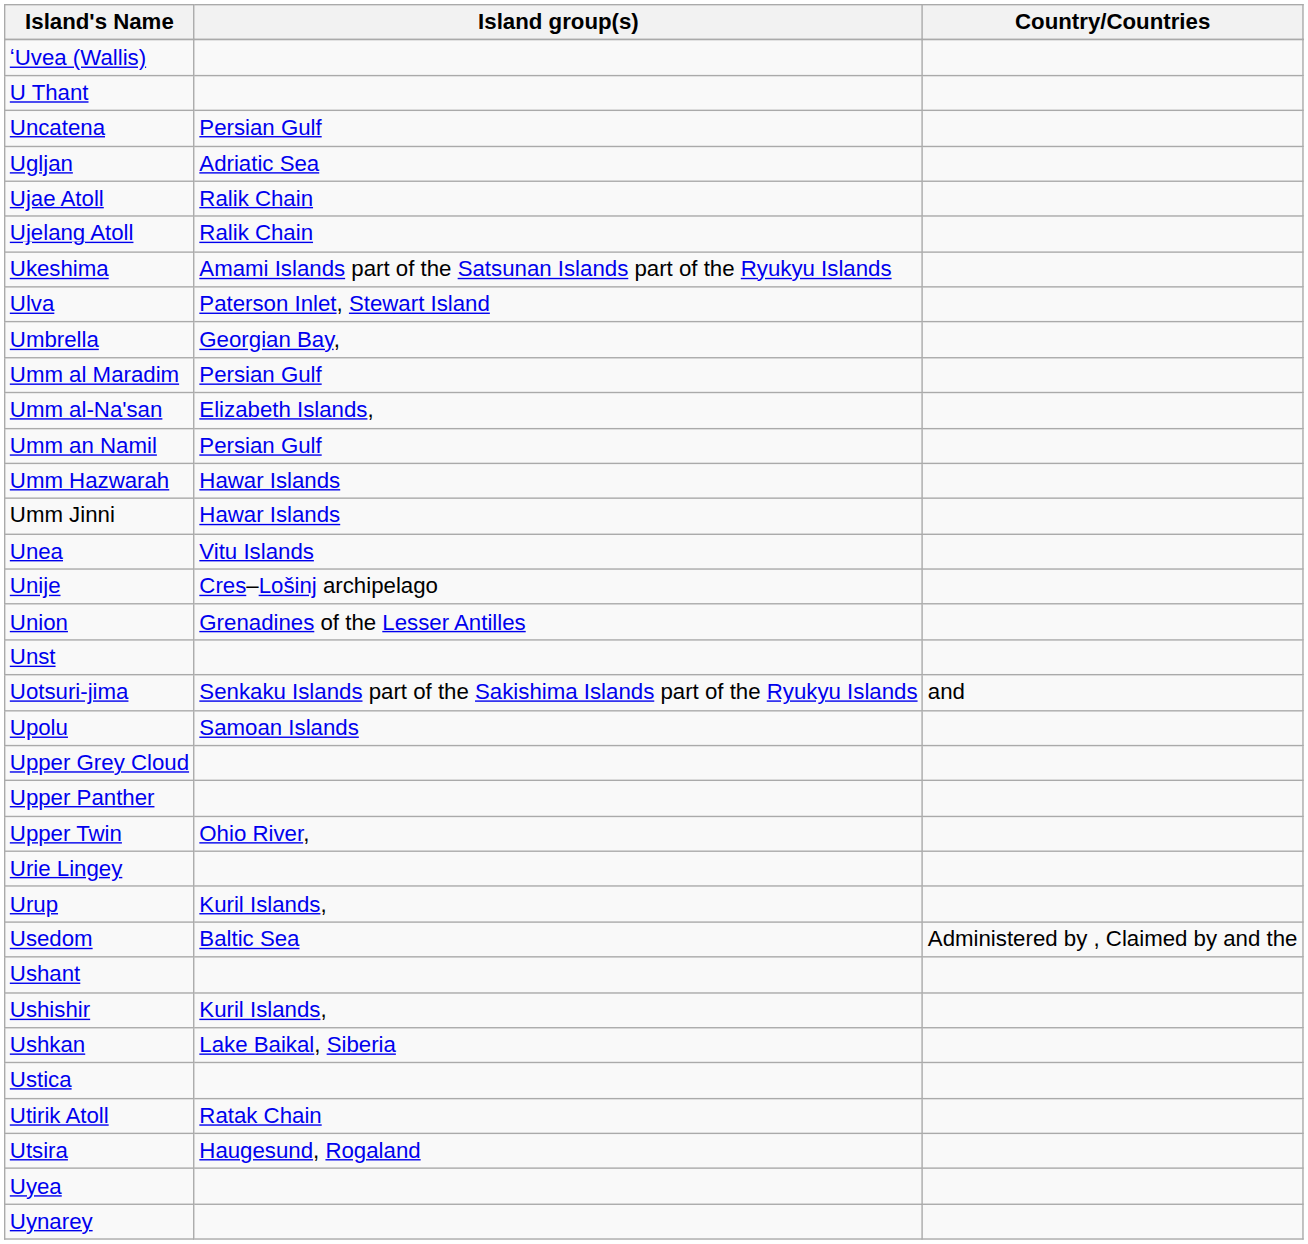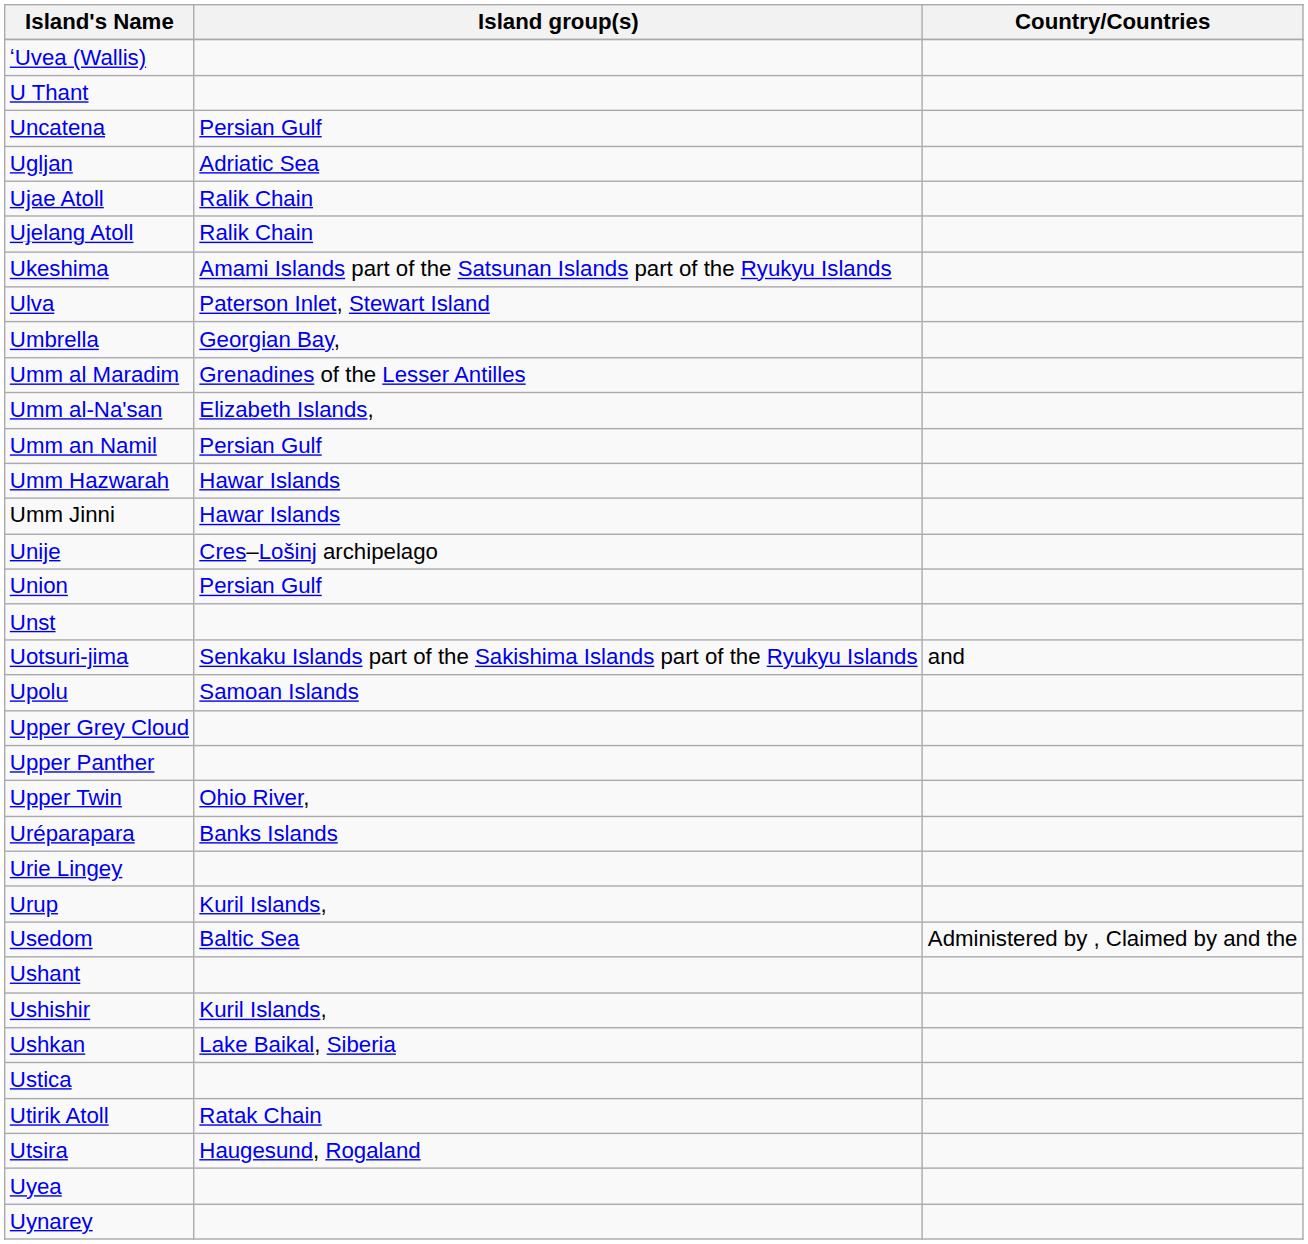(261, 374) Persian Gulf -> (363, 374) Grenadines of the Lesser Antilles
- row: (36, 551)
(363, 621) Grenadines of the Lesser Antilles -> (261, 586) Persian Gulf
+ row: (72, 833)
